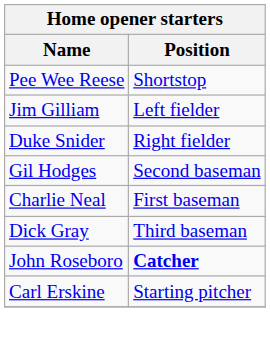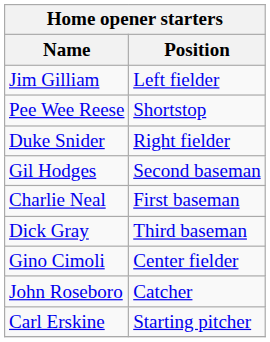rows swapped: (54, 110) <-> (67, 79)
+ row: (57, 261)
(166, 261) bold -> (163, 291) normal
